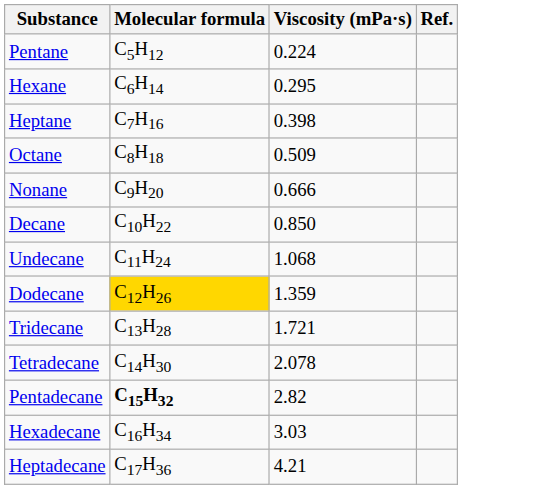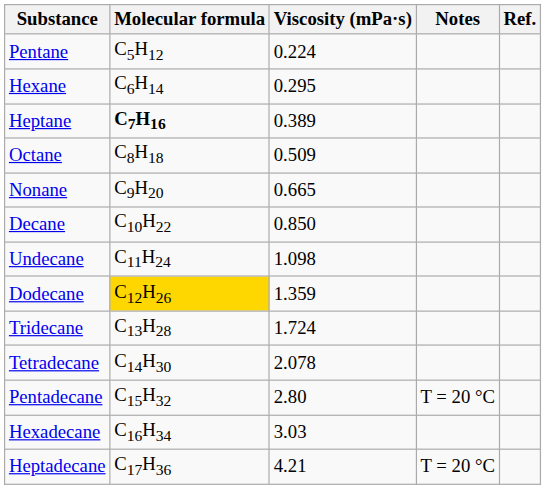+ column: (458, 19)
(139, 120) normal -> (140, 120) bold
(295, 120) 0.398 -> (295, 120) 0.389
(295, 189) 0.666 -> (295, 189) 0.665
(295, 259) 1.068 -> (295, 259) 1.098
(295, 328) 1.721 -> (295, 328) 1.724
(144, 397) bold -> (143, 397) normal
(290, 397) 2.82 -> (290, 397) 2.80
